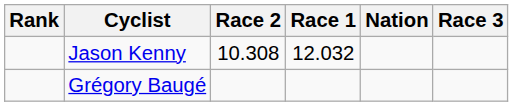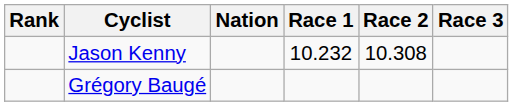columns swapped: (397, 20) <-> (248, 20)
(323, 52) 12.032 -> (321, 52) 10.232
